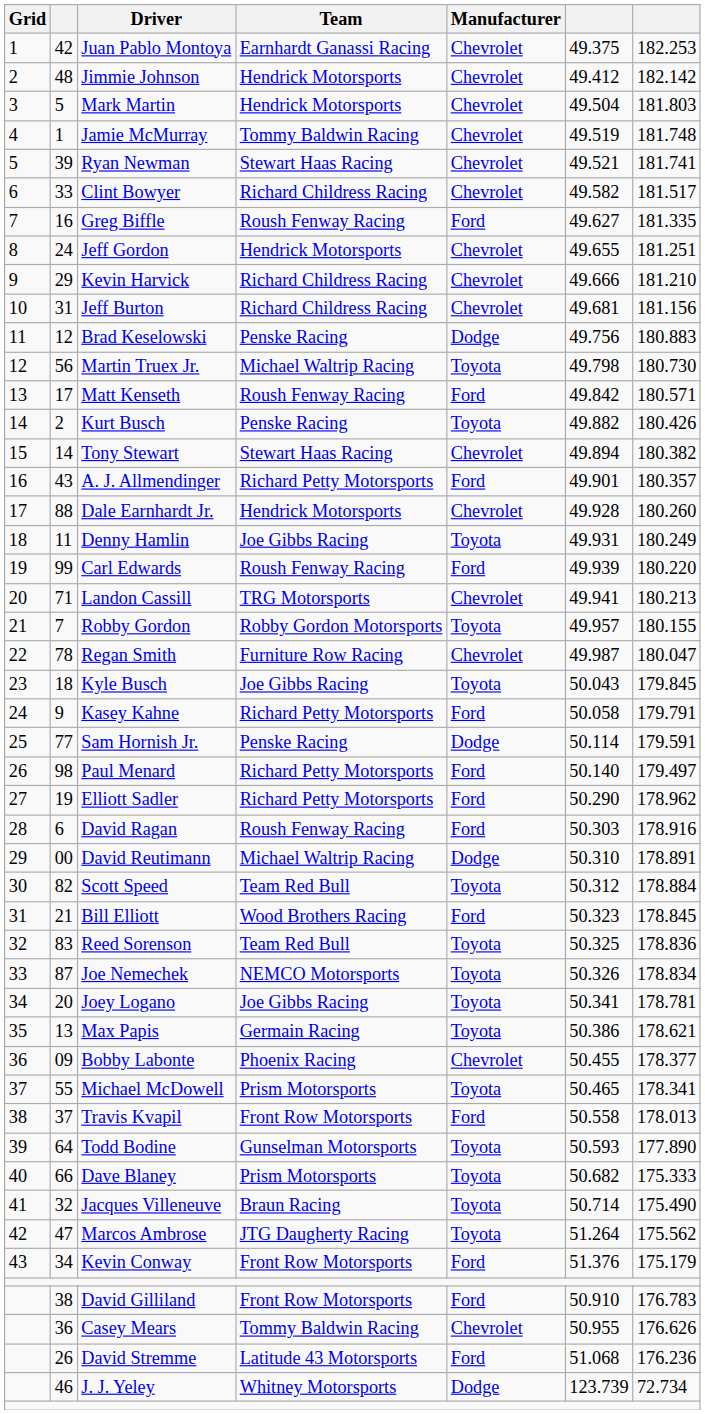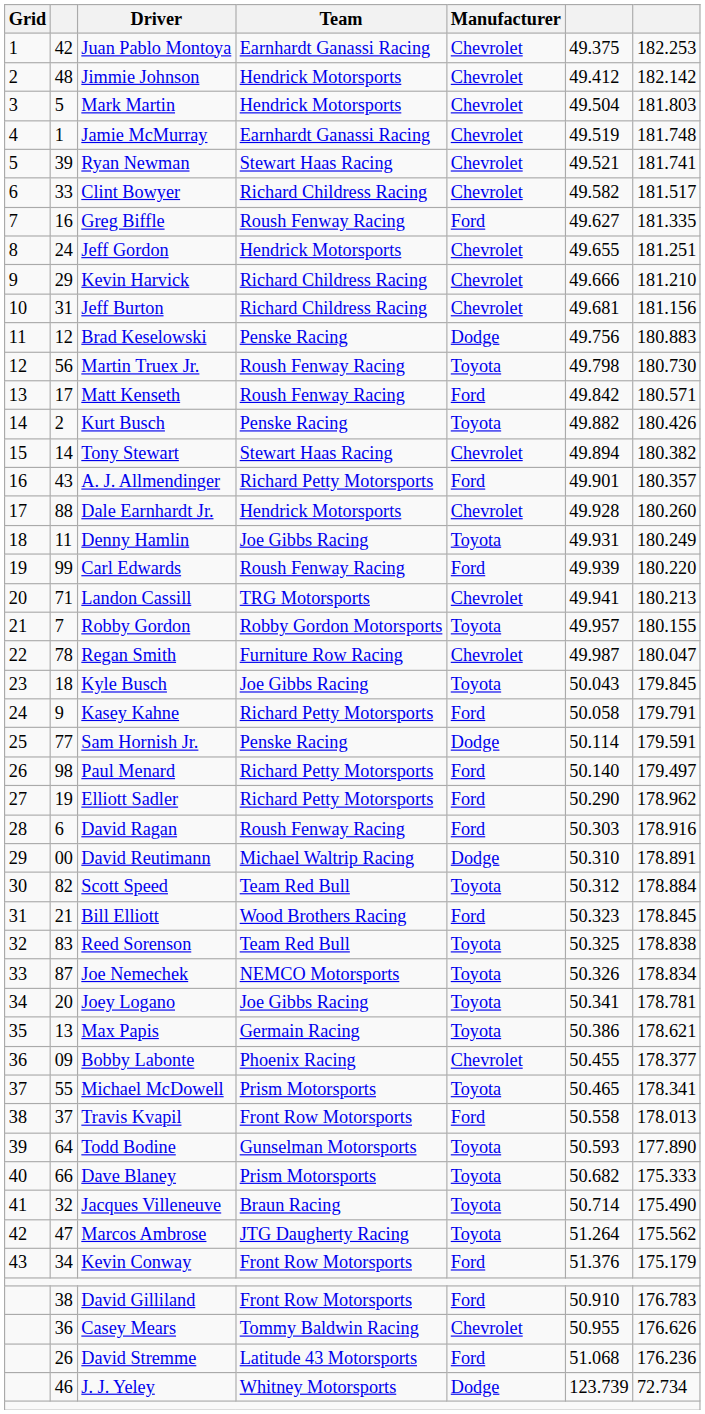(329, 134) Tommy Baldwin Racing -> (335, 134) Earnhardt Ganassi Racing
(327, 366) Michael Waltrip Racing -> (322, 366) Roush Fenway Racing
(667, 944) 178.836 -> (667, 944) 178.838
